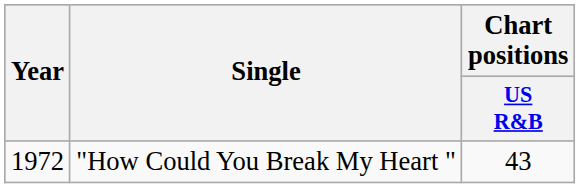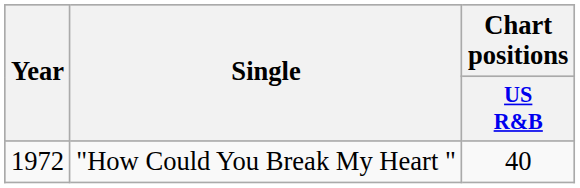(518, 161) 43 -> (518, 161) 40
